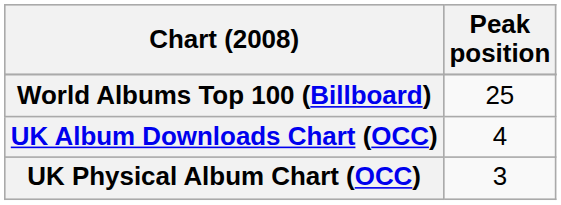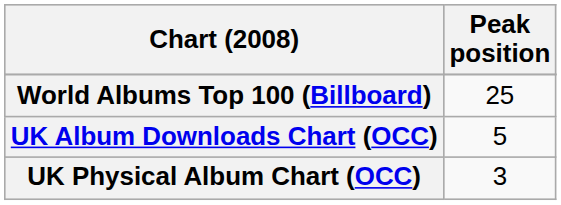(500, 136) 4 -> (500, 136) 5
